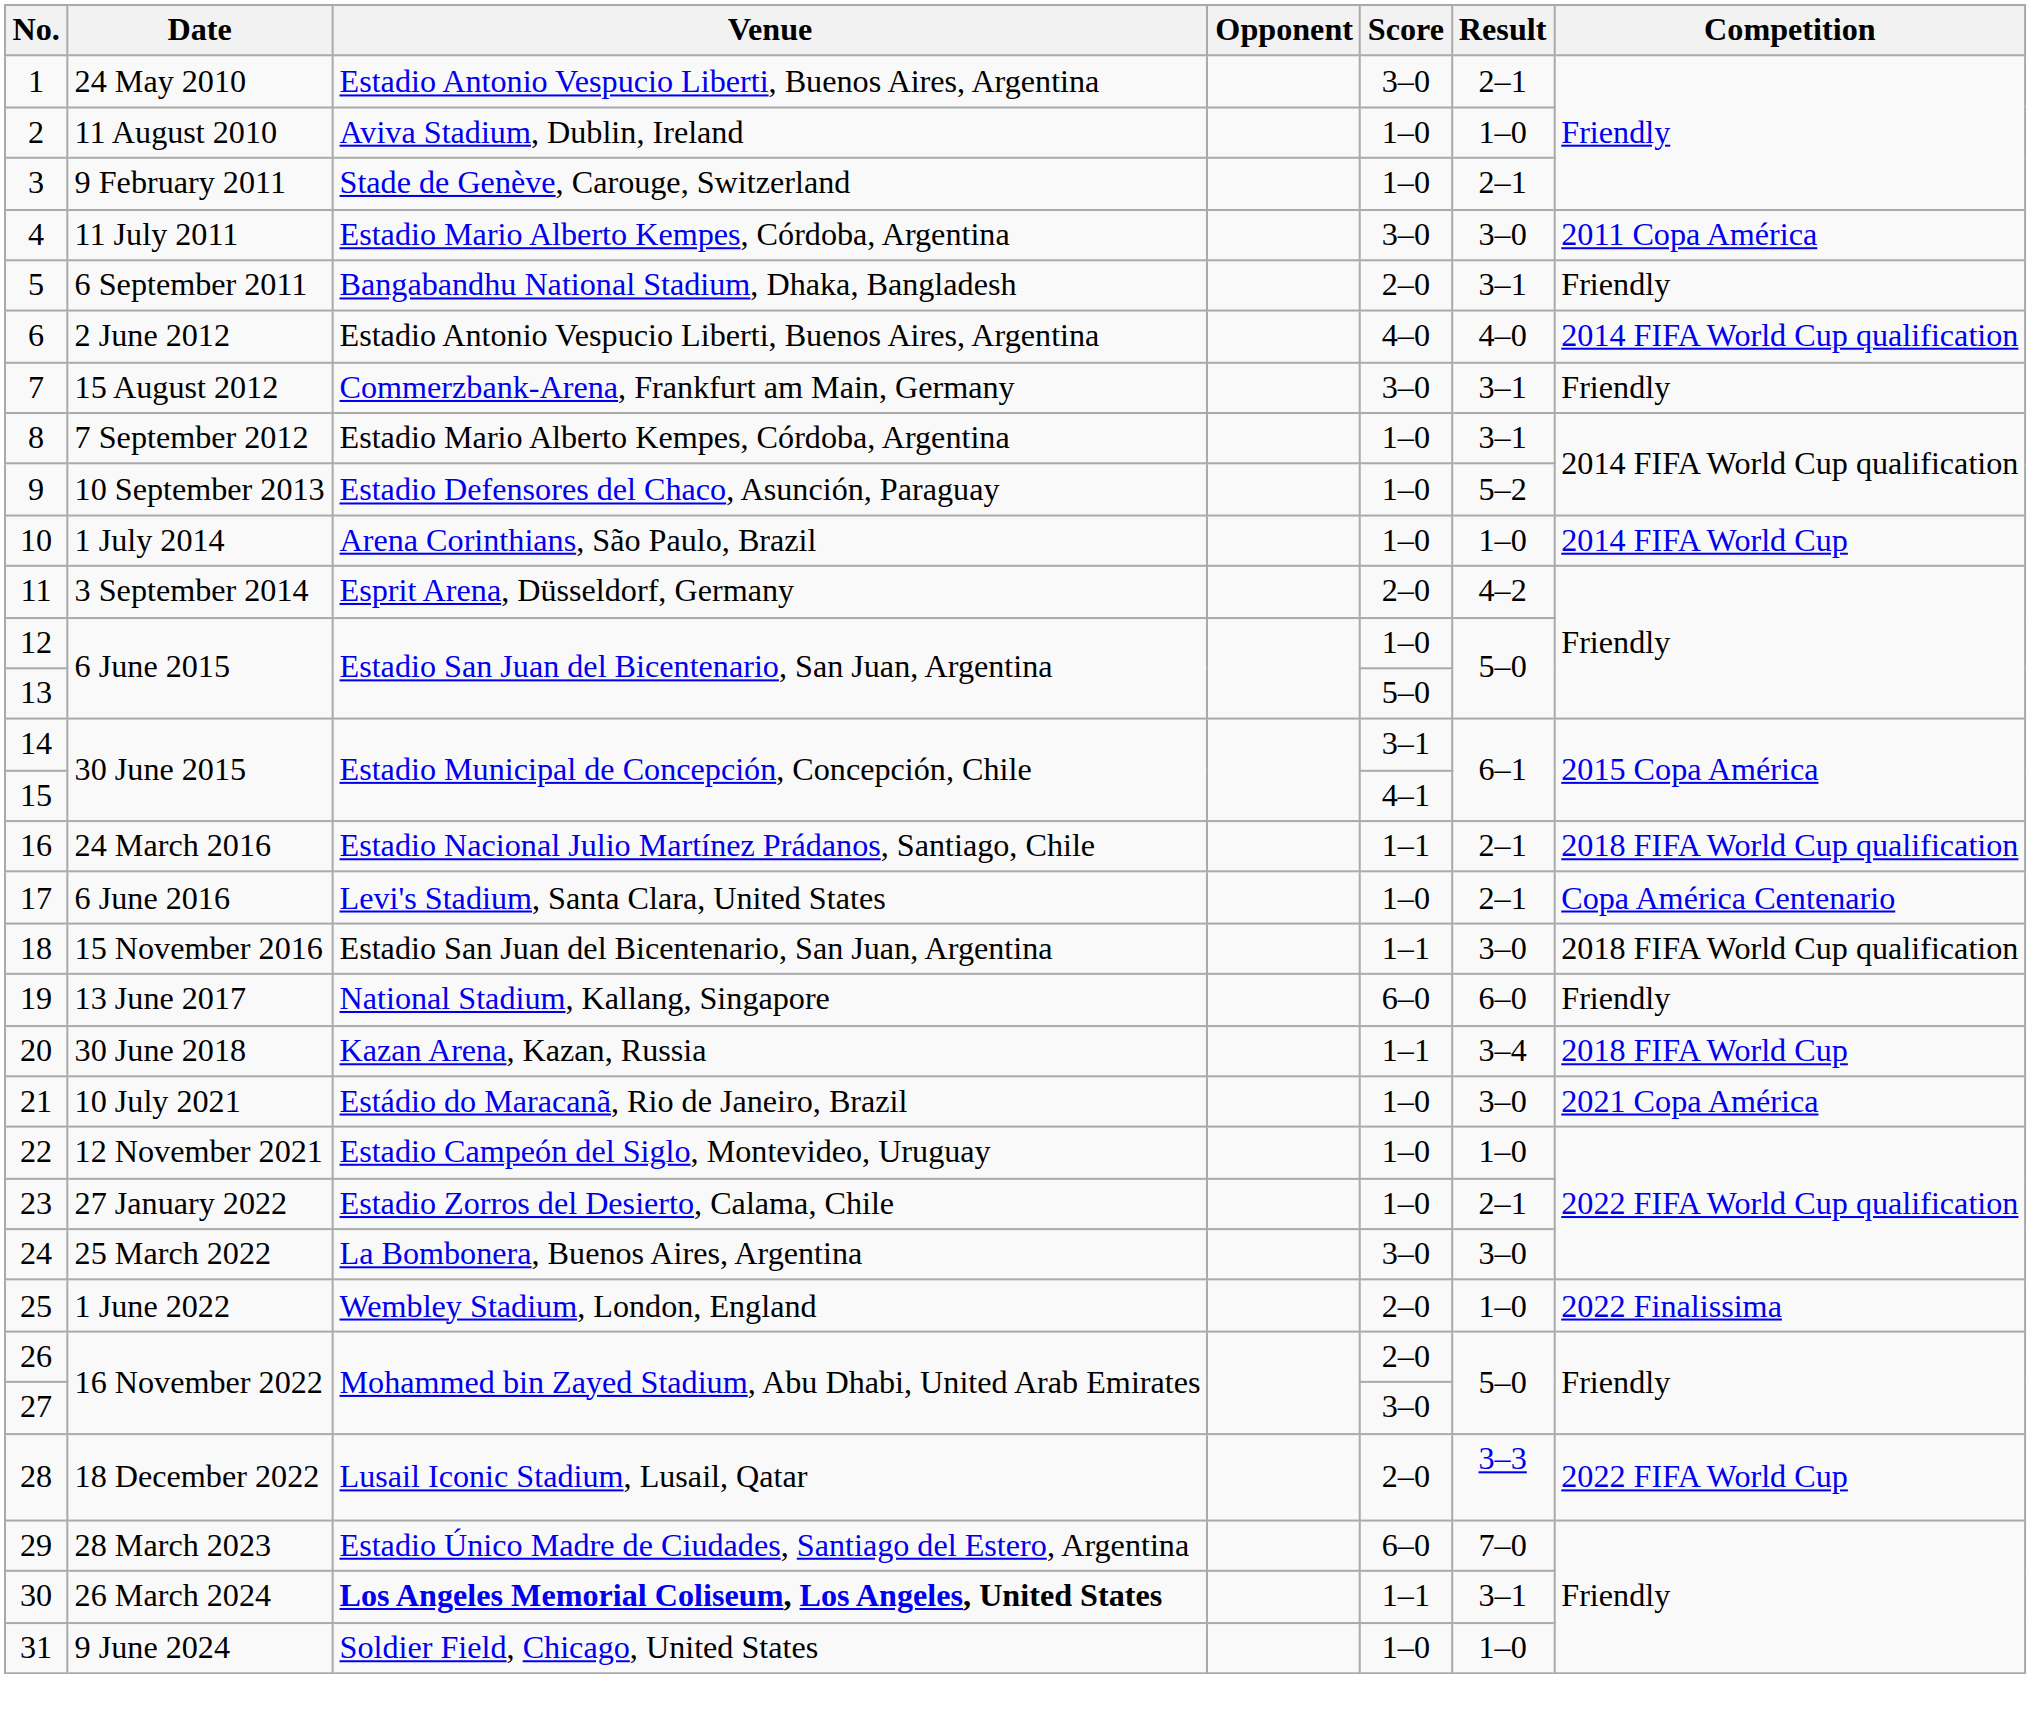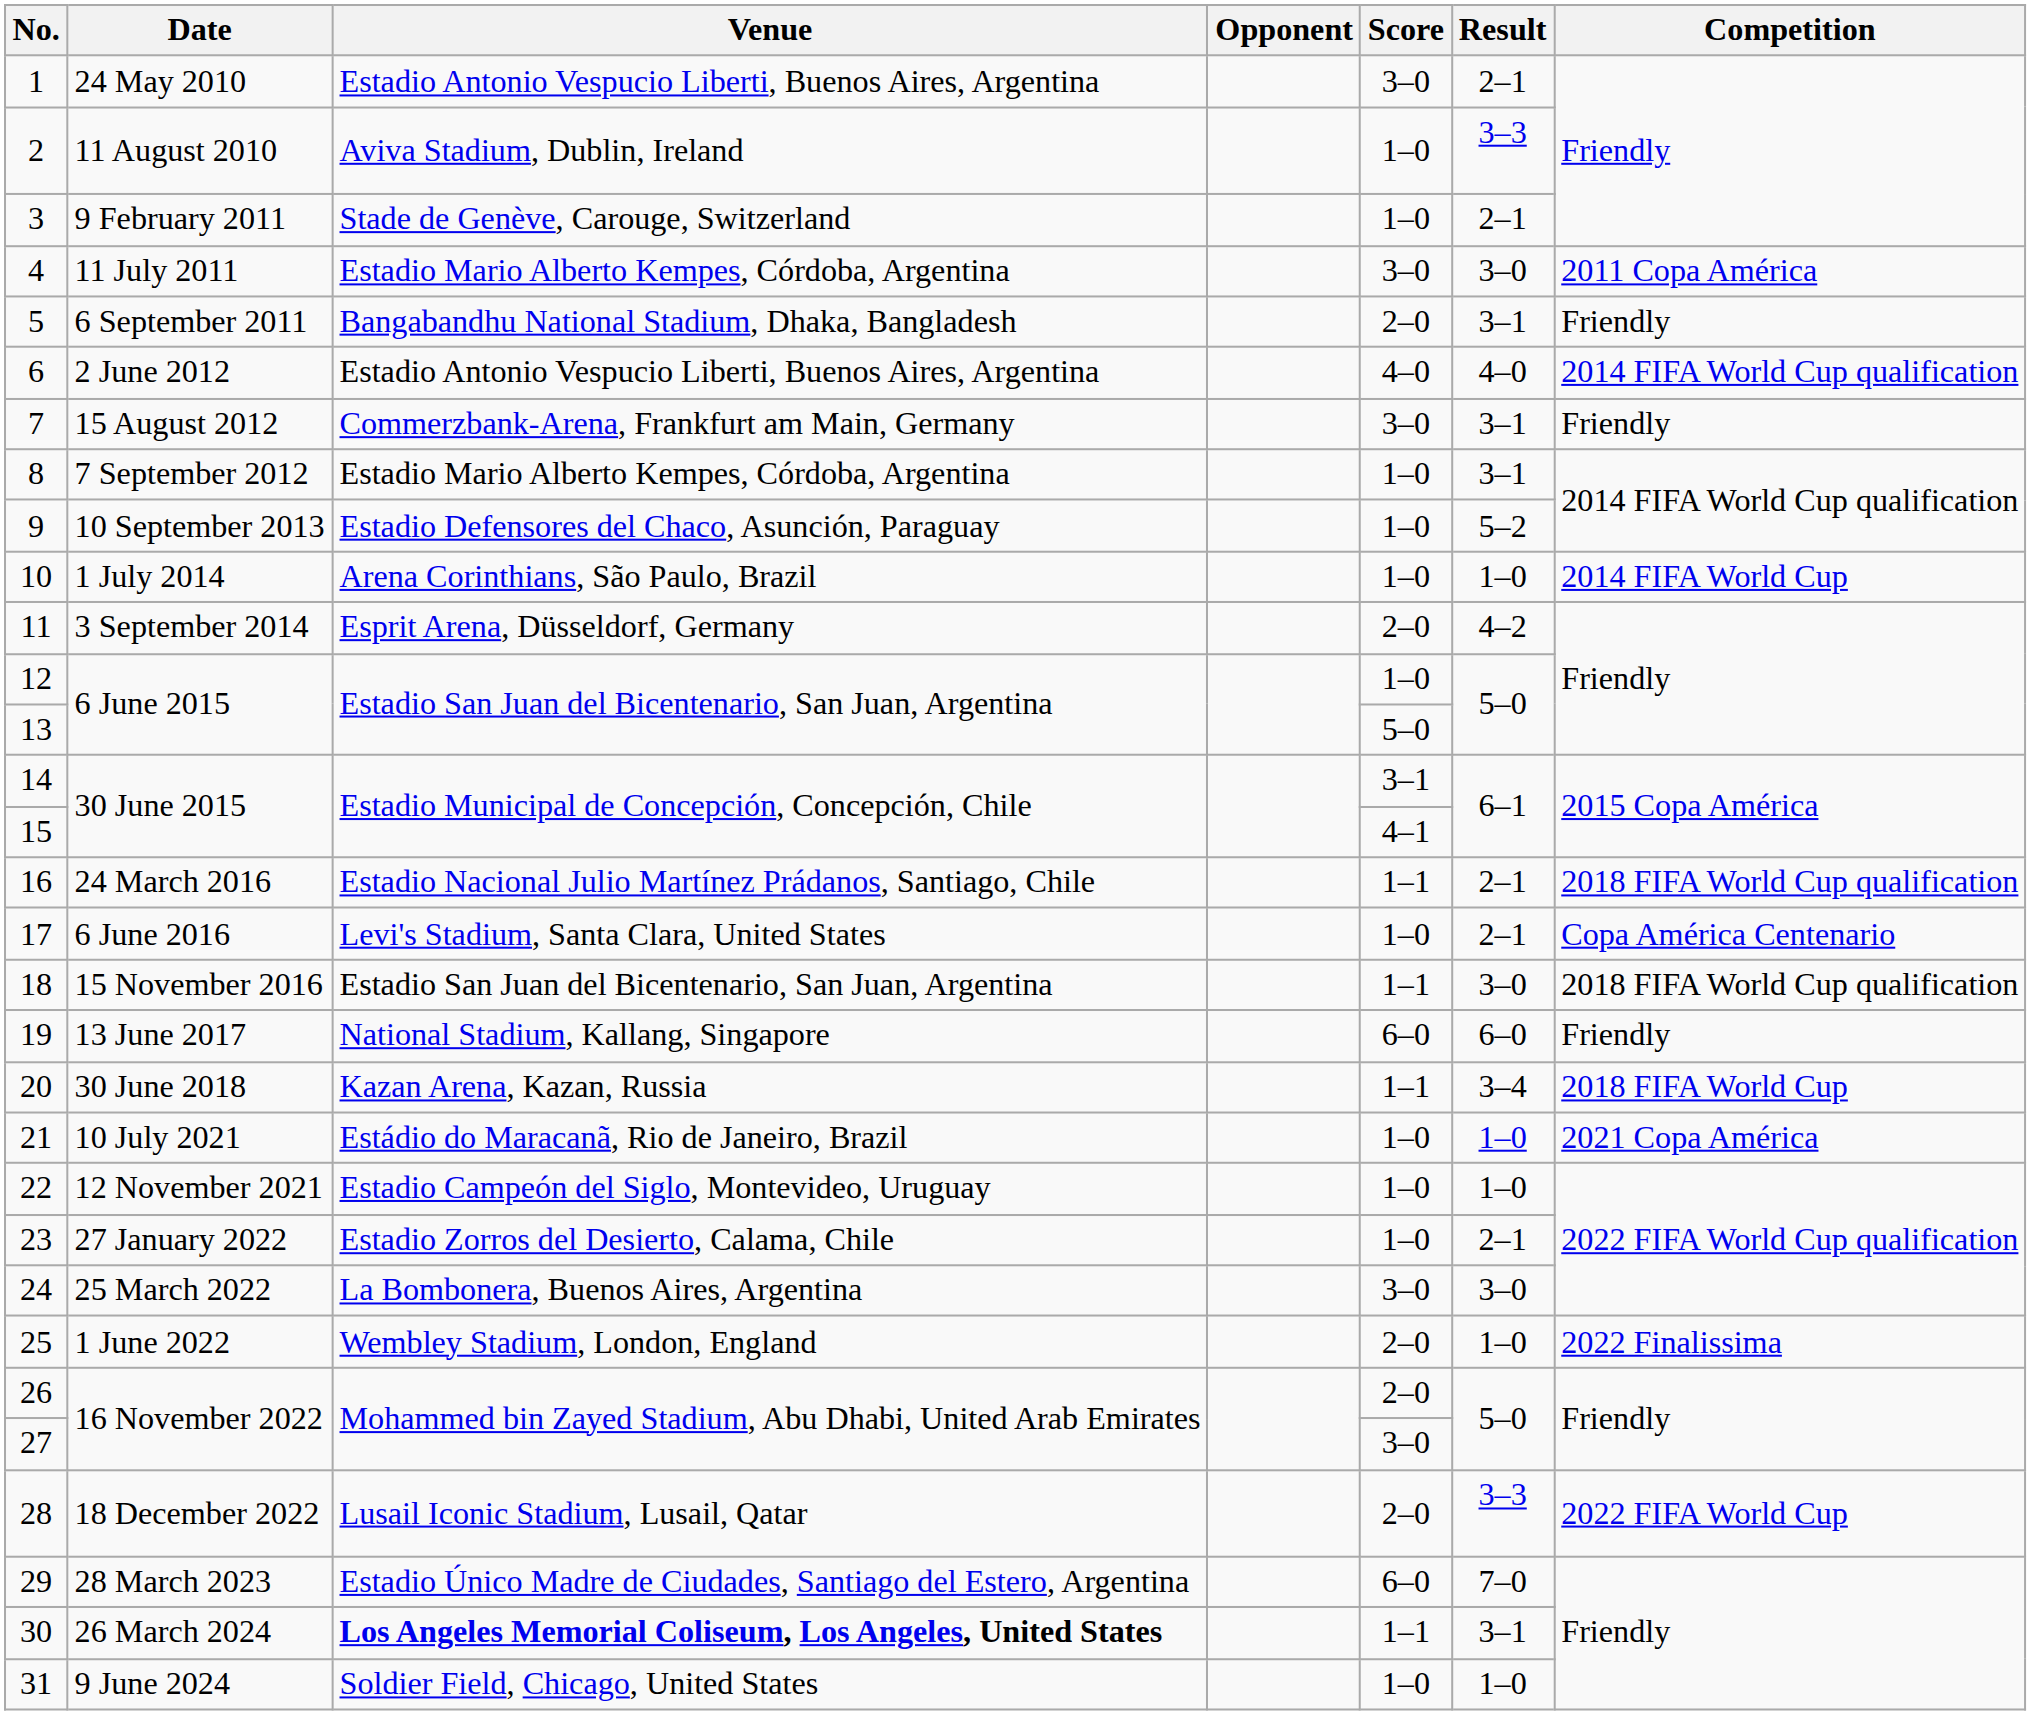(1503, 132) 1–0 -> (1503, 132) 3–3
(1503, 1101) 3–0 -> (1503, 1137) 1–0
